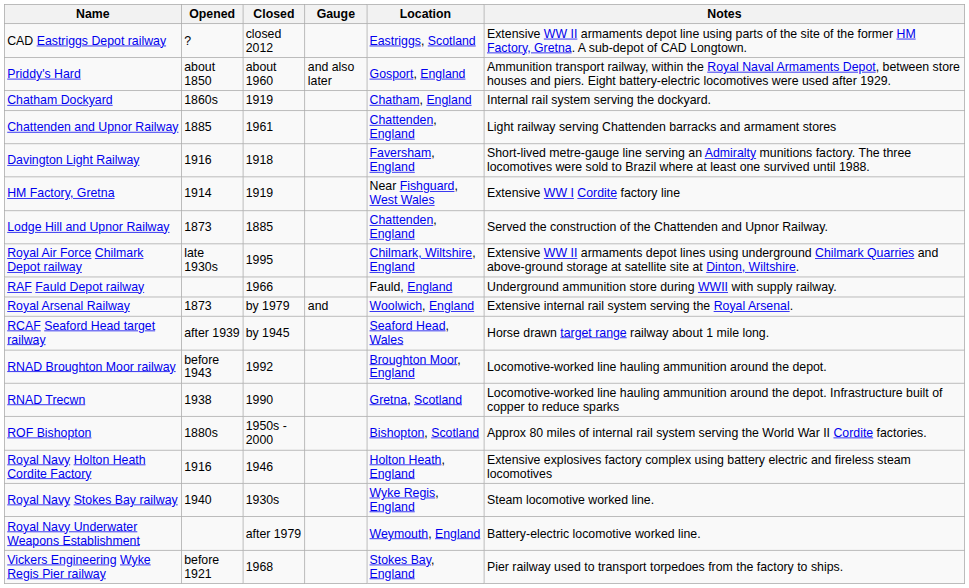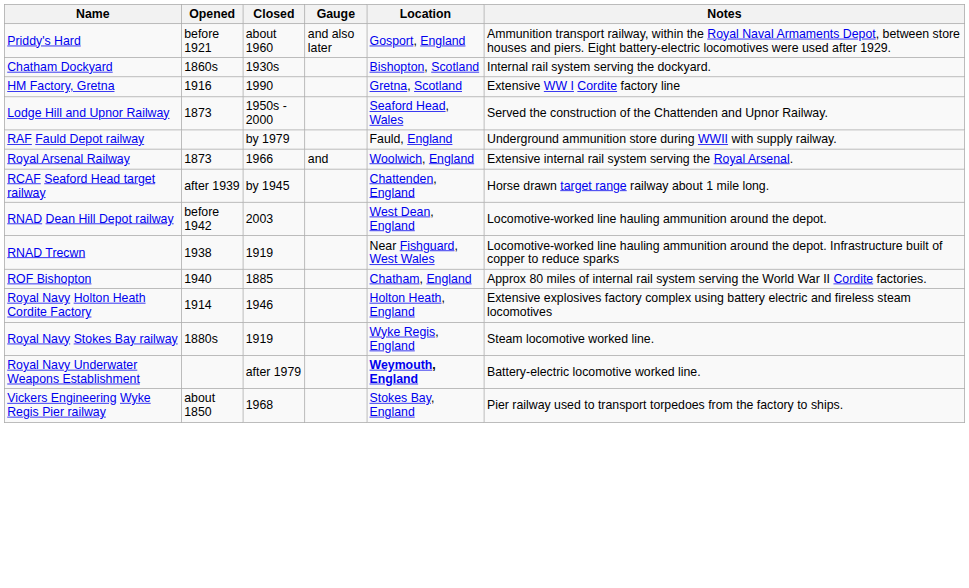- row: (87, 40)
(200, 74) about 1850 -> (202, 40) before 1921
(259, 100) 1919 -> (262, 67) 1930s
(421, 100) Chatham, England -> (424, 67) Bishopton, Scotland
- row: (93, 127)
- row: (73, 160)
(198, 193) 1914 -> (198, 86) 1916
(259, 193) 1919 -> (259, 86) 1990
(414, 193) Near Fishguard, West Wales -> (416, 86) Gretna, Scotland
(259, 227) 1885 -> (266, 113) 1950s - 2000
(403, 227) Chattenden, England -> (409, 113) Seaford Head, Wales
- row: (75, 260)
(259, 287) 1966 -> (268, 139) by 1979
(268, 306) by 1979 -> (259, 159) 1966
(409, 333) Seaford Head, Wales -> (403, 185) Chattenden, England
- row: (91, 366)
+ row: (90, 219)
(259, 399) 1990 -> (259, 252) 1919
(416, 399) Gretna, Scotland -> (414, 252) Near Fishguard, West Wales
(201, 433) 1880s -> (198, 278) 1940
(266, 433) 1950s - 2000 -> (259, 278) 1885
(424, 433) Bishopton, Scotland -> (421, 278) Chatham, England
(198, 466) 1916 -> (198, 305) 1914
(198, 500) 1940 -> (201, 338) 1880s
(262, 500) 1930s -> (259, 338) 1919
(425, 533) normal -> (403, 372) bold
(202, 566) before 1921 -> (200, 405) about 1850
